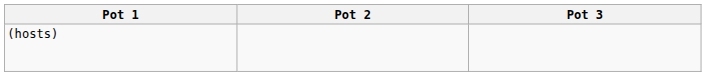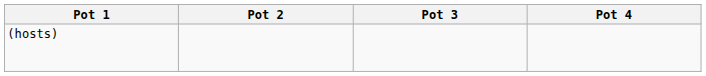+ column: (614, 14)
